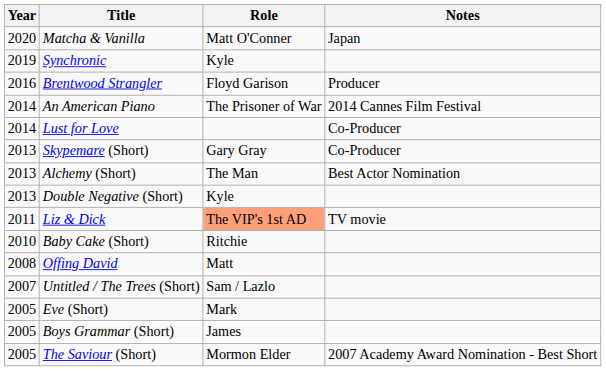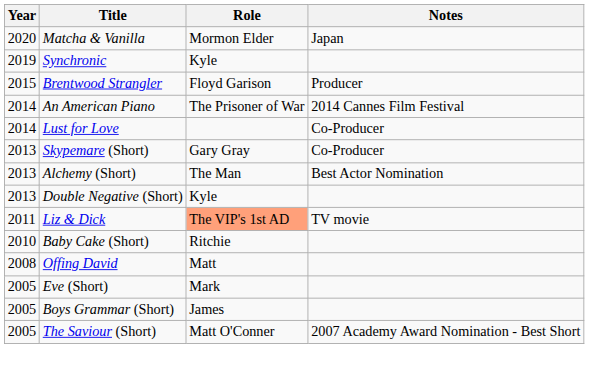(249, 38) Matt O'Conner -> (231, 38) Mormon Elder
(22, 83) 2016 -> (22, 83) 2015
- row: (121, 286)
(248, 354) Mormon Elder -> (232, 331) Matt O'Conner
